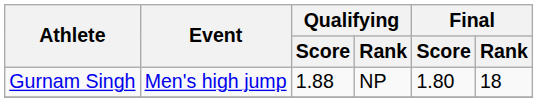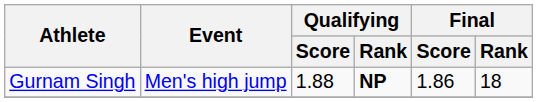(373, 82) normal -> (373, 82) bold
(435, 82) 1.80 -> (435, 82) 1.86
